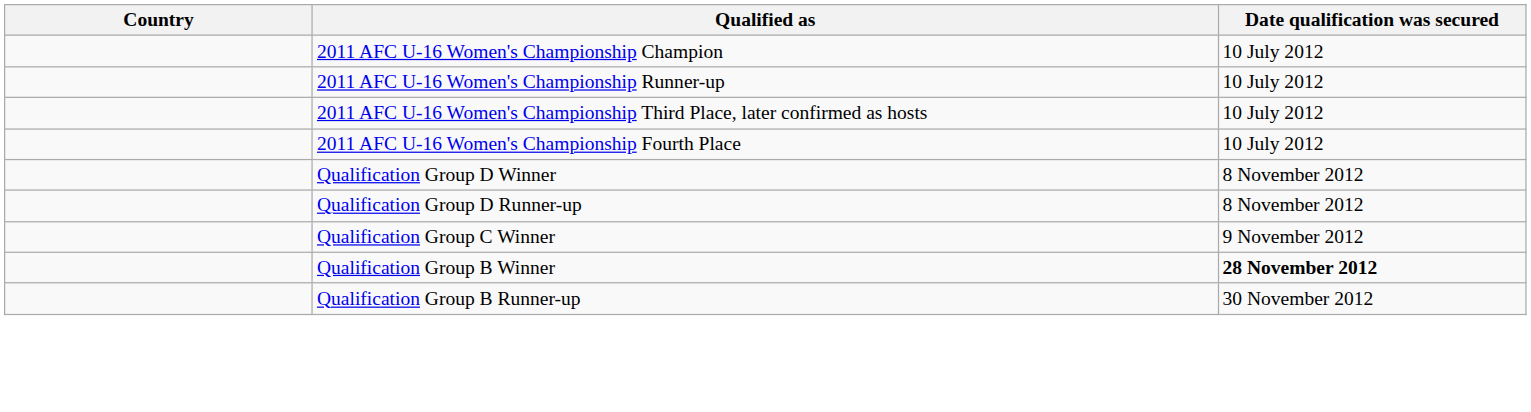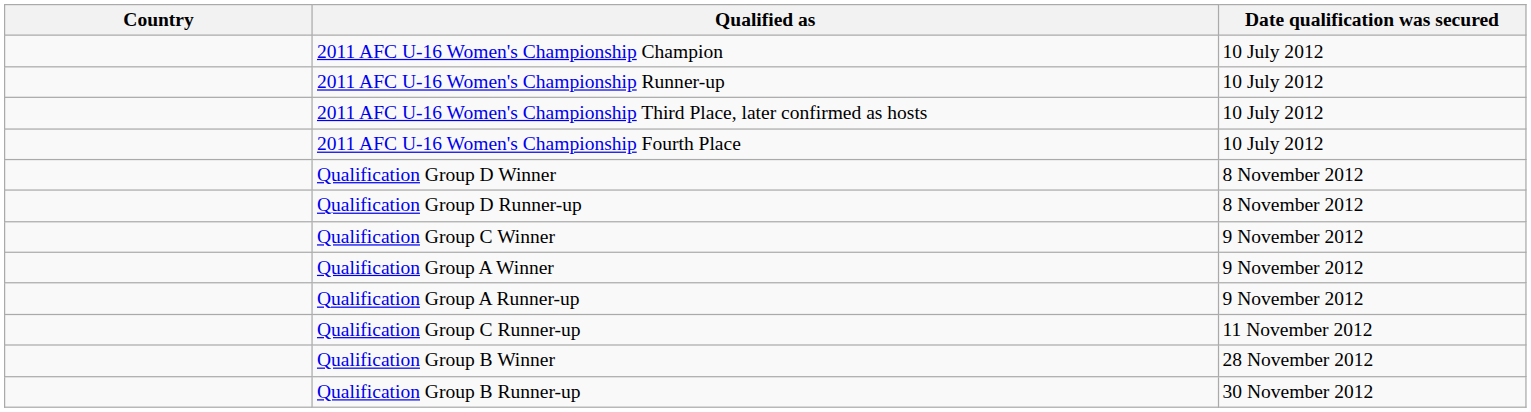+ row: (435, 267)
+ row: (448, 298)
+ row: (449, 329)
(1300, 267) bold -> (1298, 360) normal
